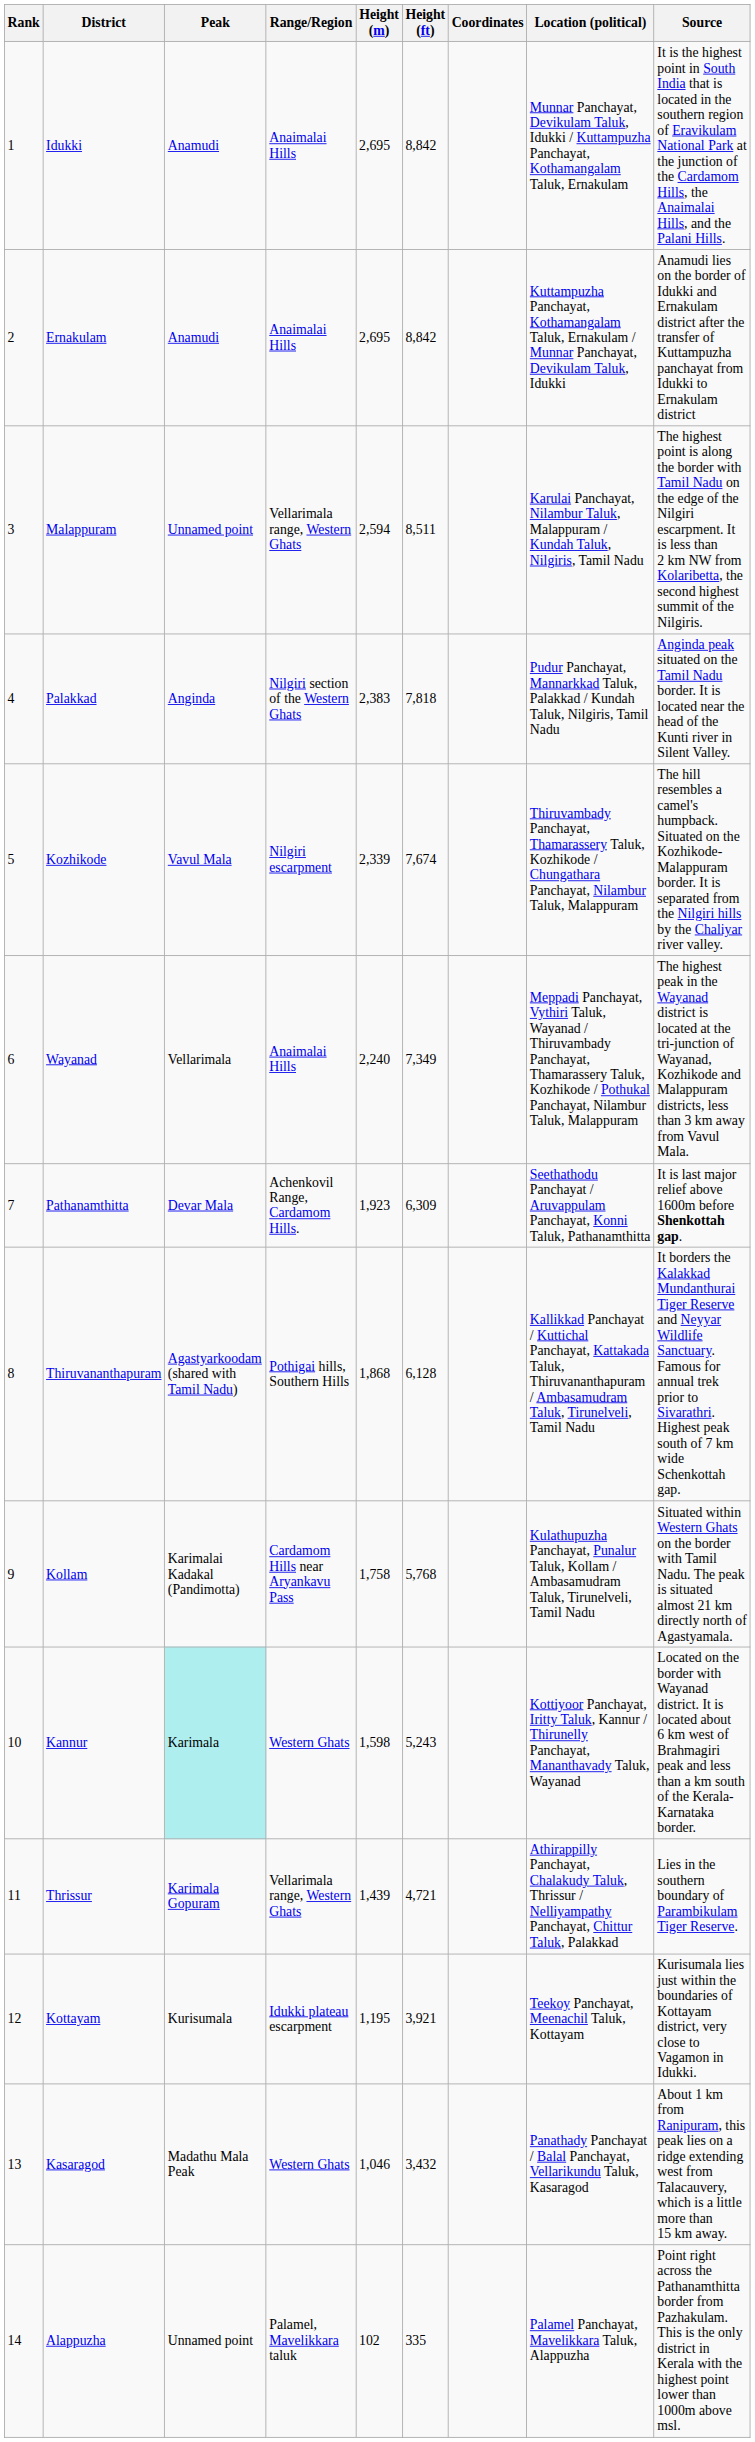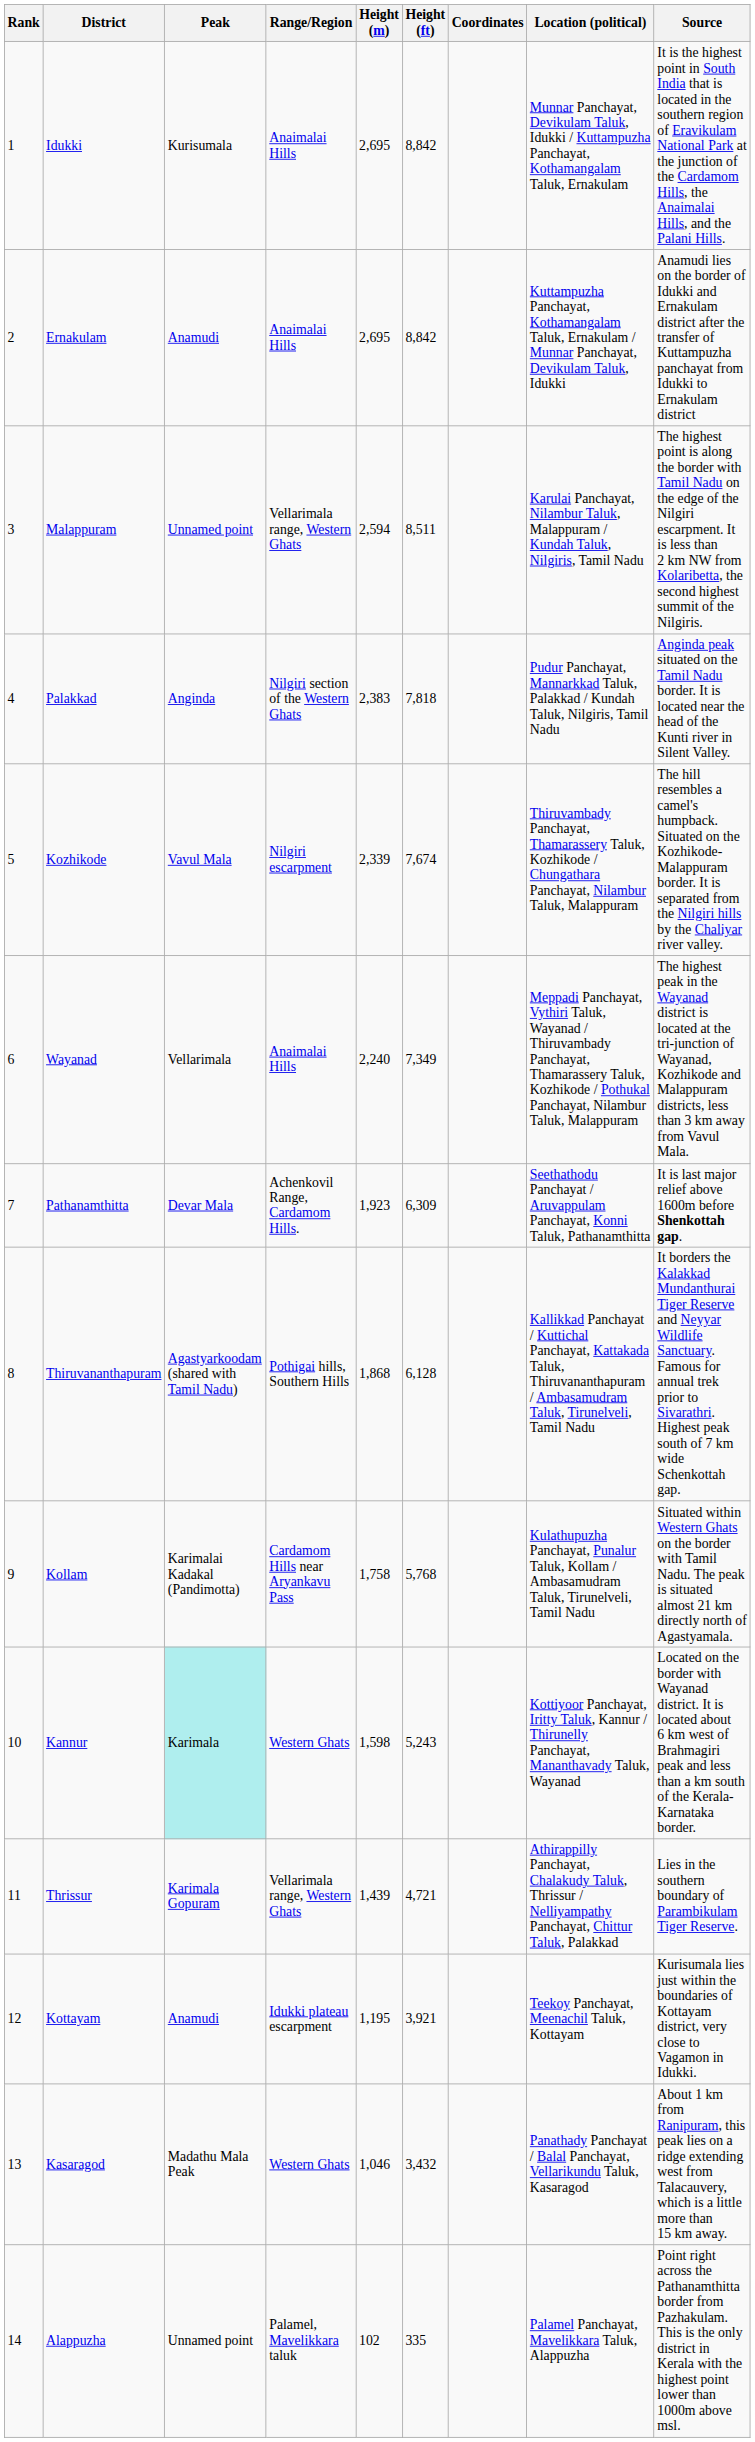(193, 145) Anamudi -> (200, 145) Kurisumala
(200, 2018) Kurisumala -> (193, 2018) Anamudi
